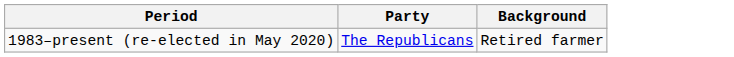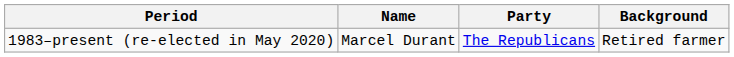+ column: (399, 17)
